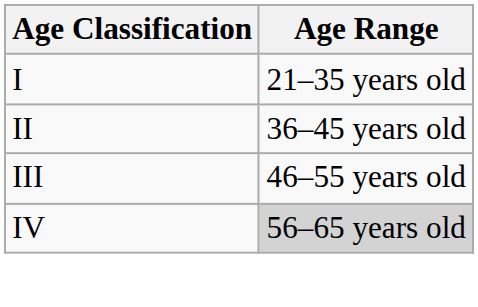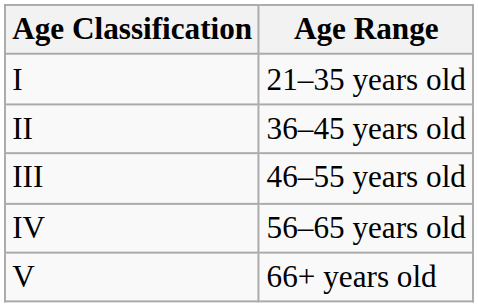(366, 227) lightgrey background -> (366, 227) no background
+ row: (23, 276)
